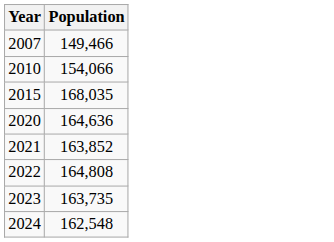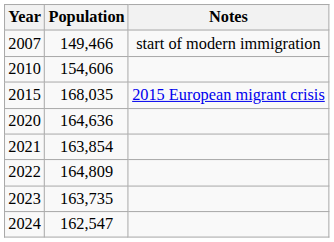+ column: (228, 17)
(87, 69) 154,066 -> (87, 69) 154,606
(87, 146) 163,852 -> (87, 146) 163,854
(87, 172) 164,808 -> (87, 172) 164,809
(87, 224) 162,548 -> (87, 224) 162,547
